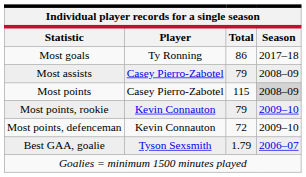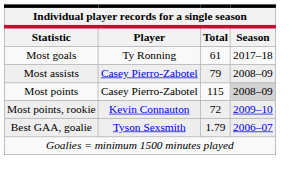(241, 55) 86 -> (215, 55) 61
(241, 109) 79 -> (215, 109) 72
- row: (64, 127)
